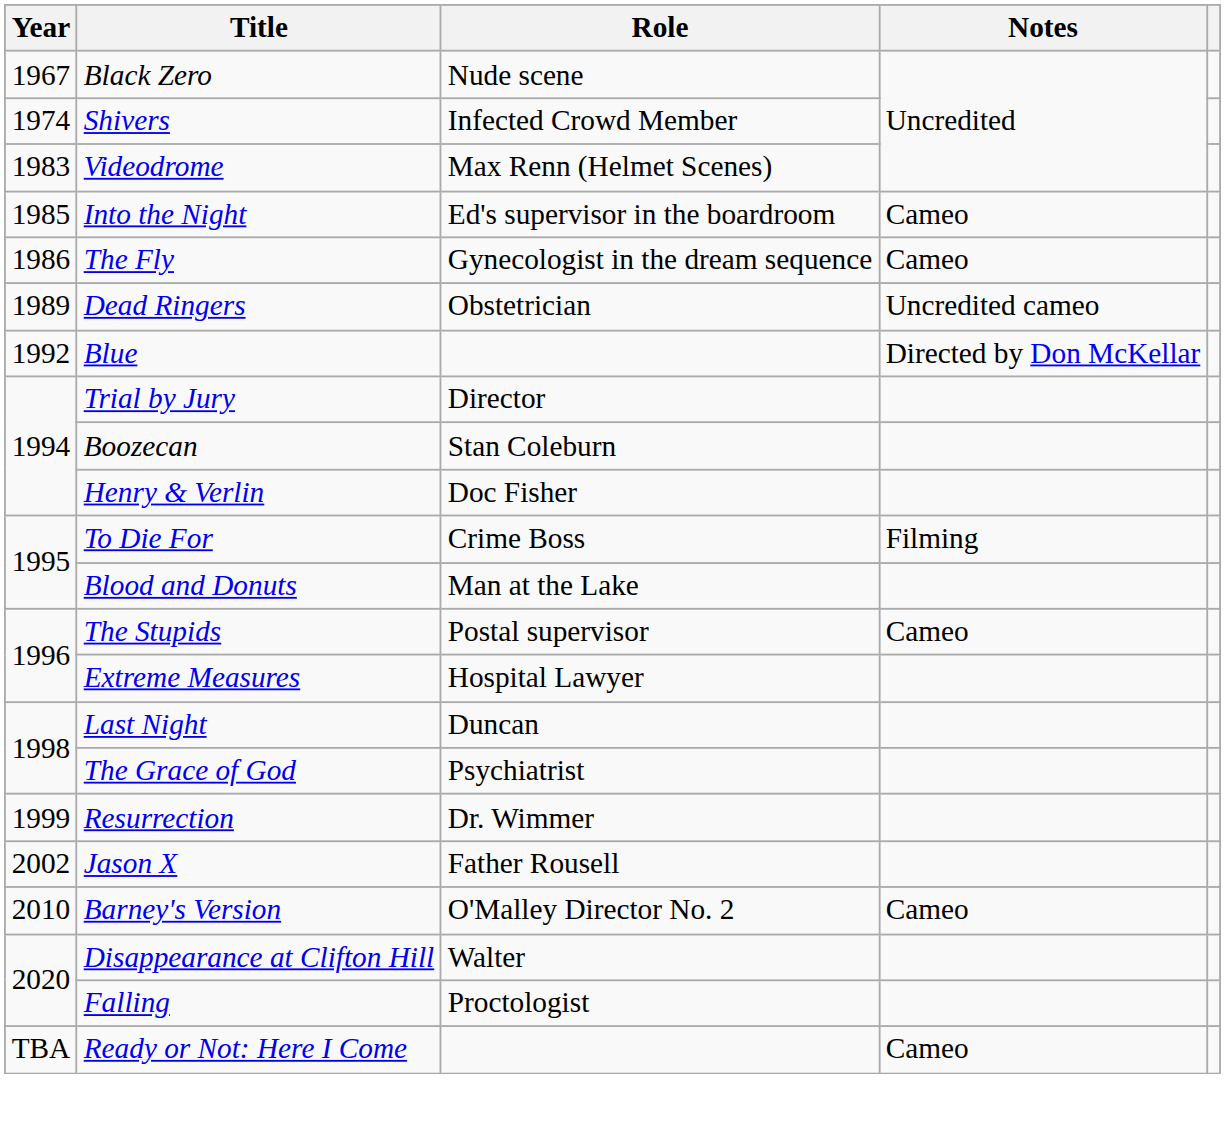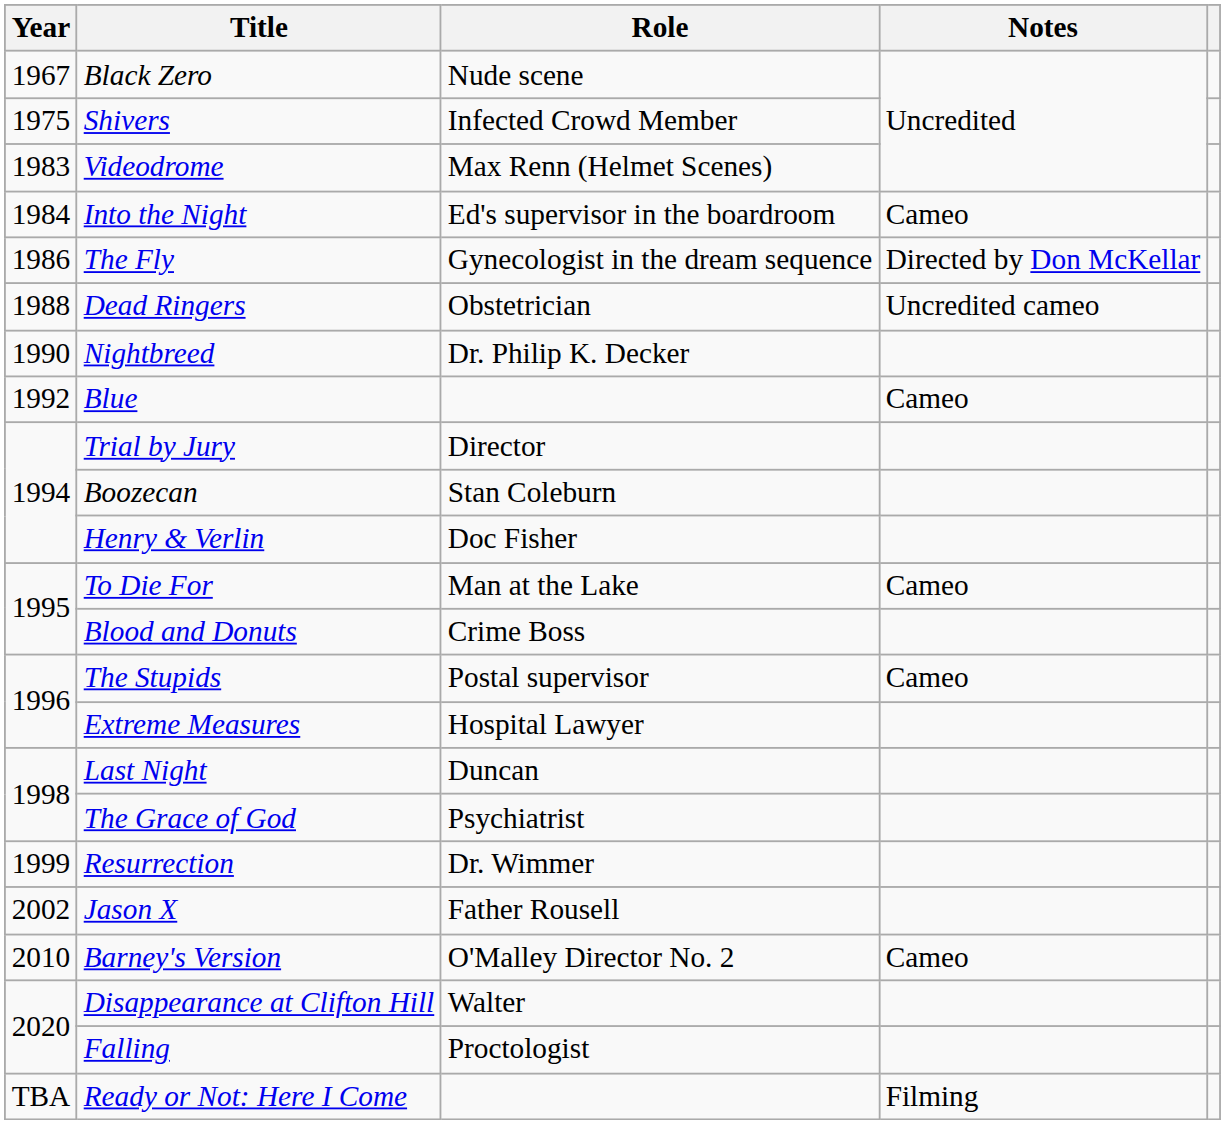(41, 120) 1974 -> (41, 120) 1975
(41, 213) 1985 -> (41, 213) 1984
(927, 259) Cameo -> (1043, 259) Directed by Don McKellar
(41, 306) 1989 -> (41, 306) 1988
+ row: (149, 352)
(1043, 352) Directed by Don McKellar -> (927, 399) Cameo
(516, 538) Crime Boss -> (543, 584) Man at the Lake
(932, 538) Filming -> (927, 584) Cameo
(543, 584) Man at the Lake -> (516, 631) Crime Boss
(927, 1049) Cameo -> (932, 1095) Filming
